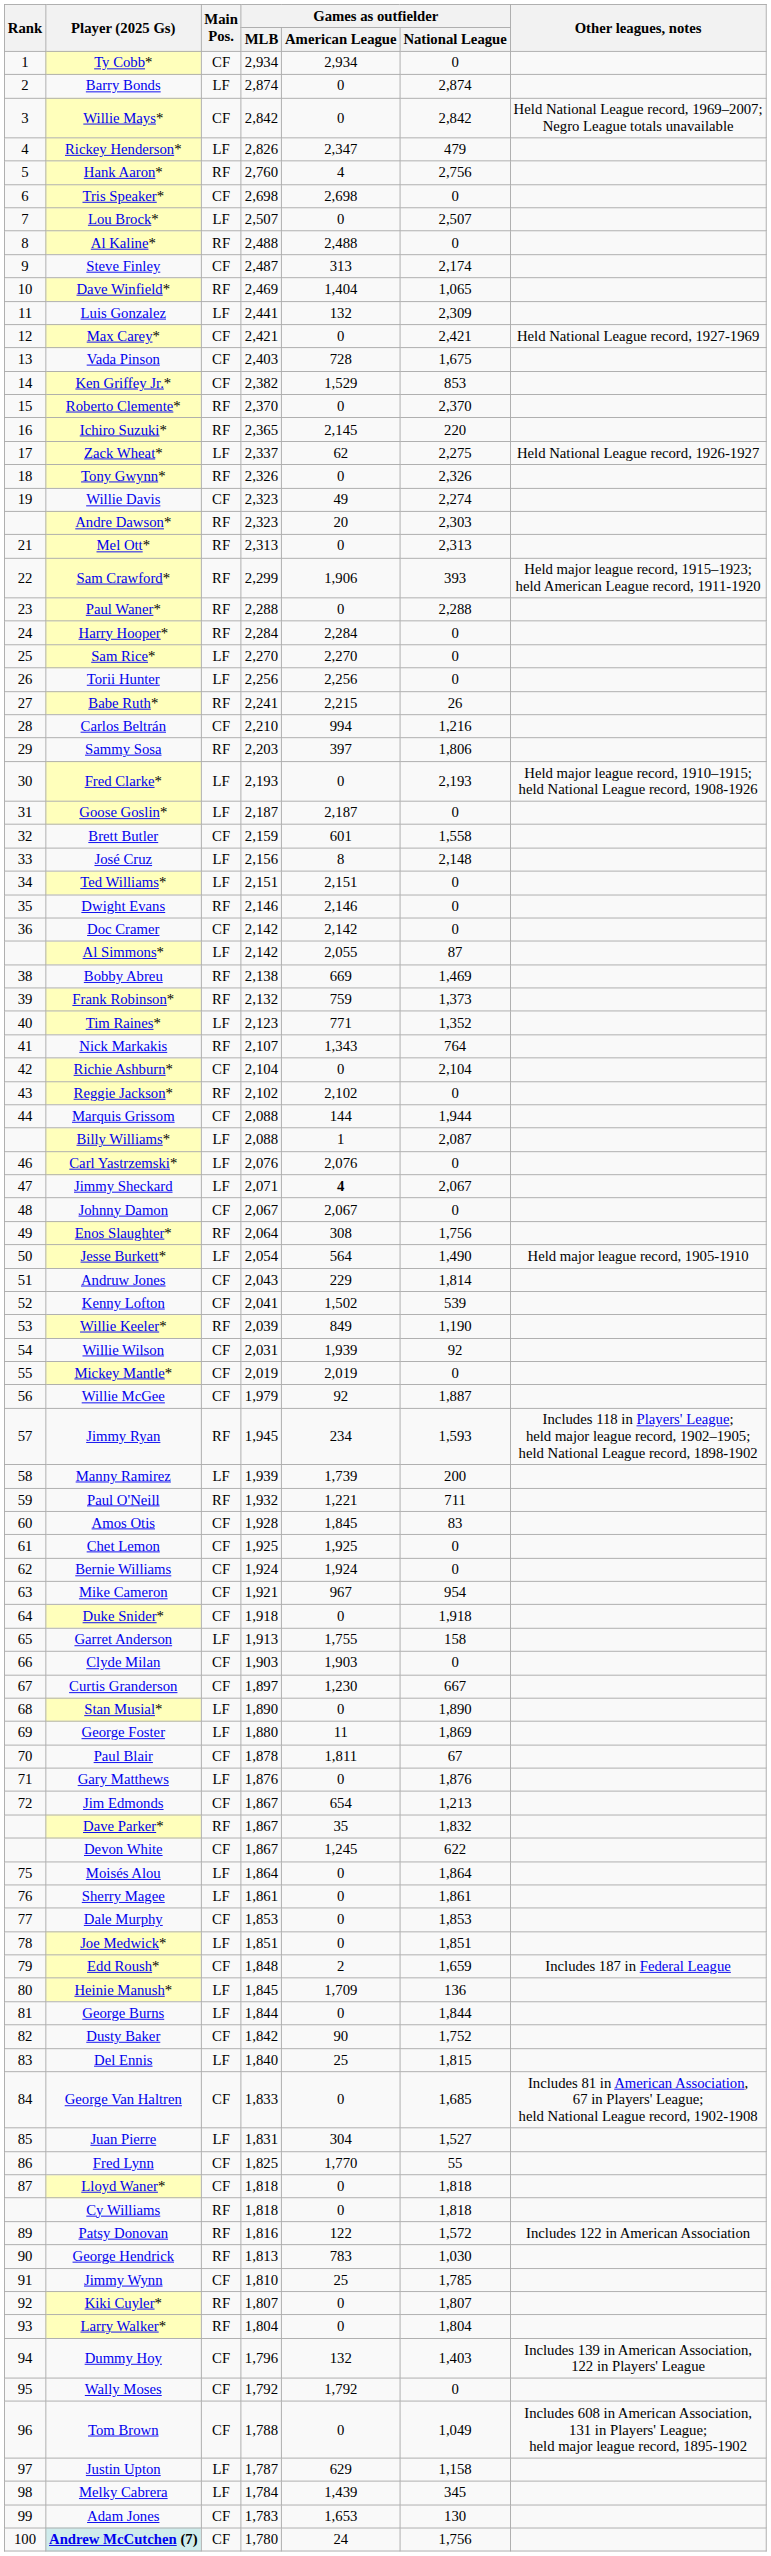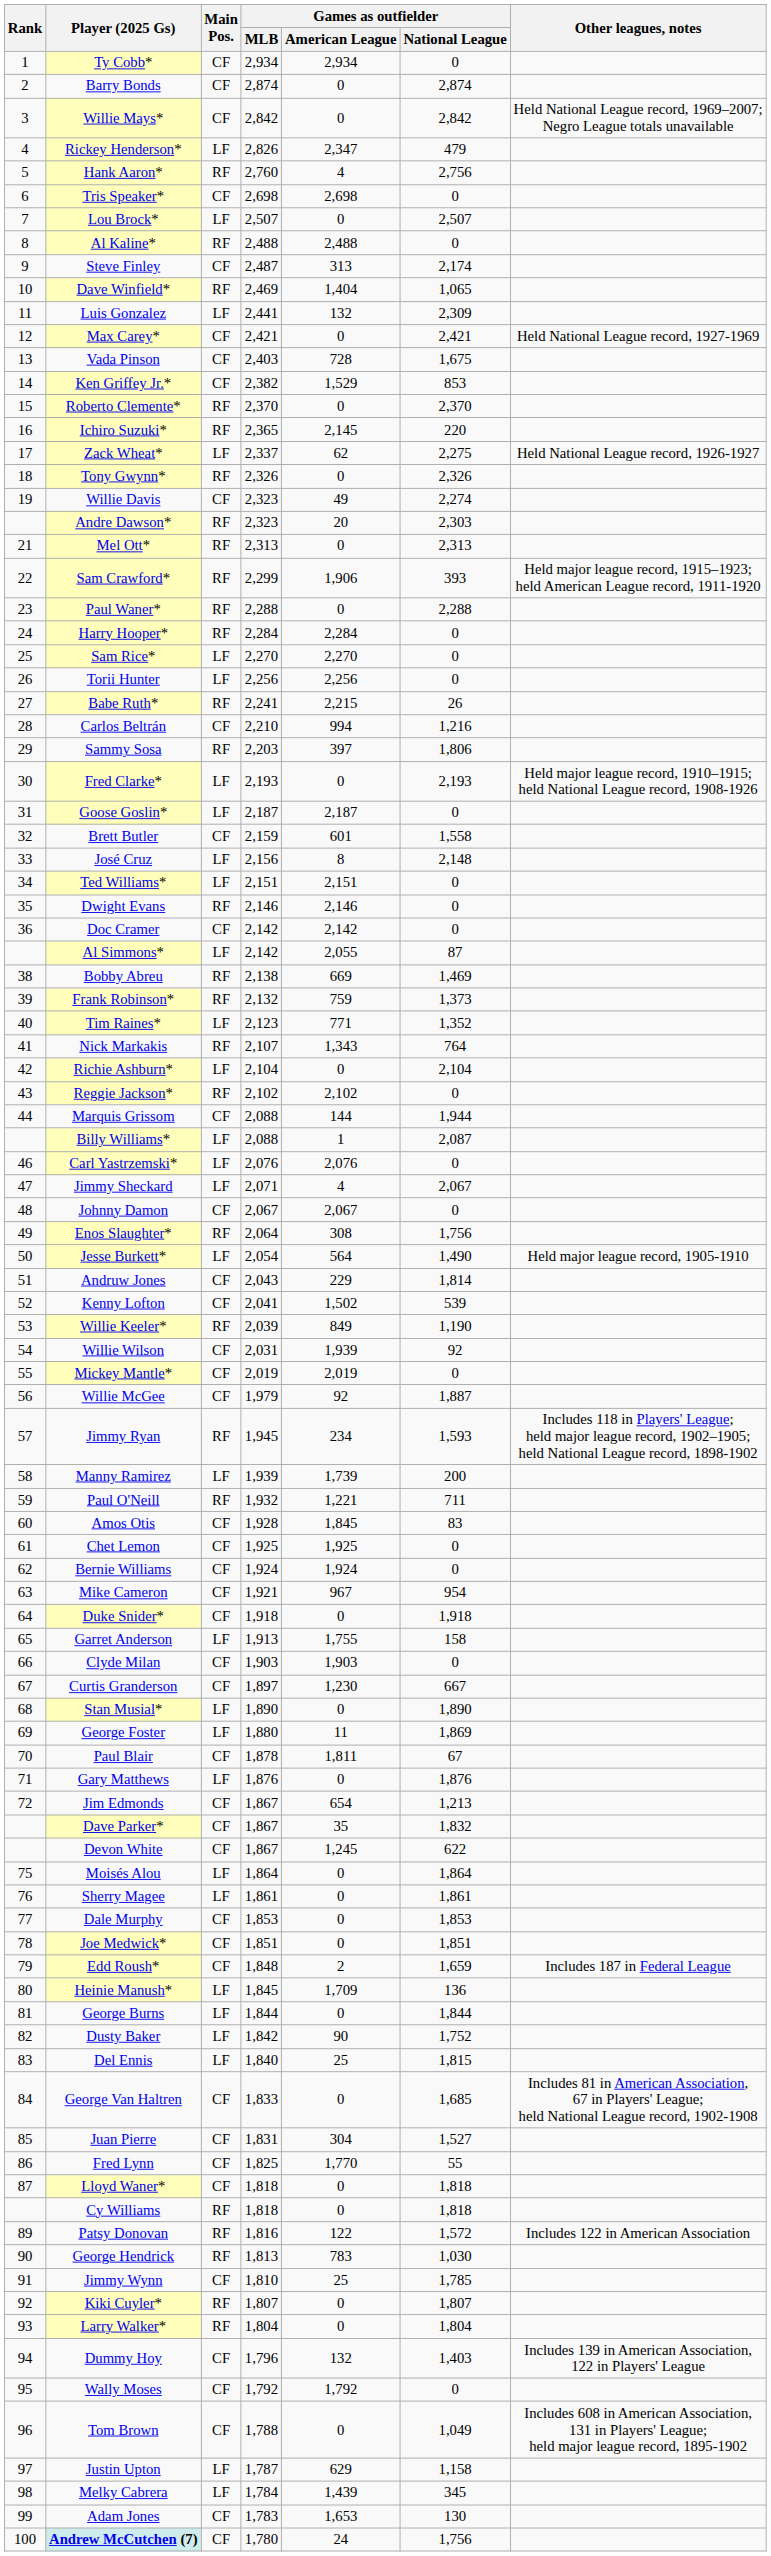(221, 86) LF -> (221, 86) CF
(221, 1069) CF -> (221, 1069) LF
(341, 1186) bold -> (341, 1186) normal
(221, 1826) RF -> (221, 1826) CF
(221, 1943) LF -> (221, 1943) CF
(221, 2036) CF -> (221, 2036) LF
(221, 2139) LF -> (221, 2139) CF
